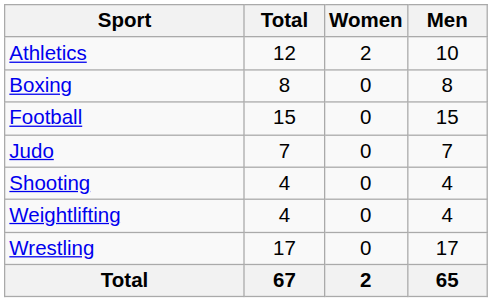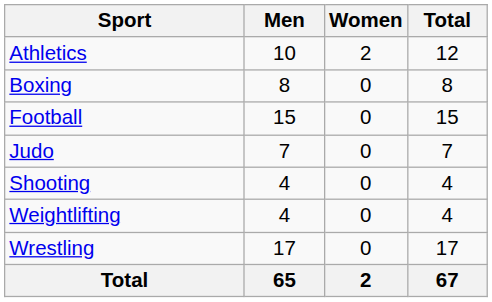columns swapped: (447, 20) <-> (284, 20)
